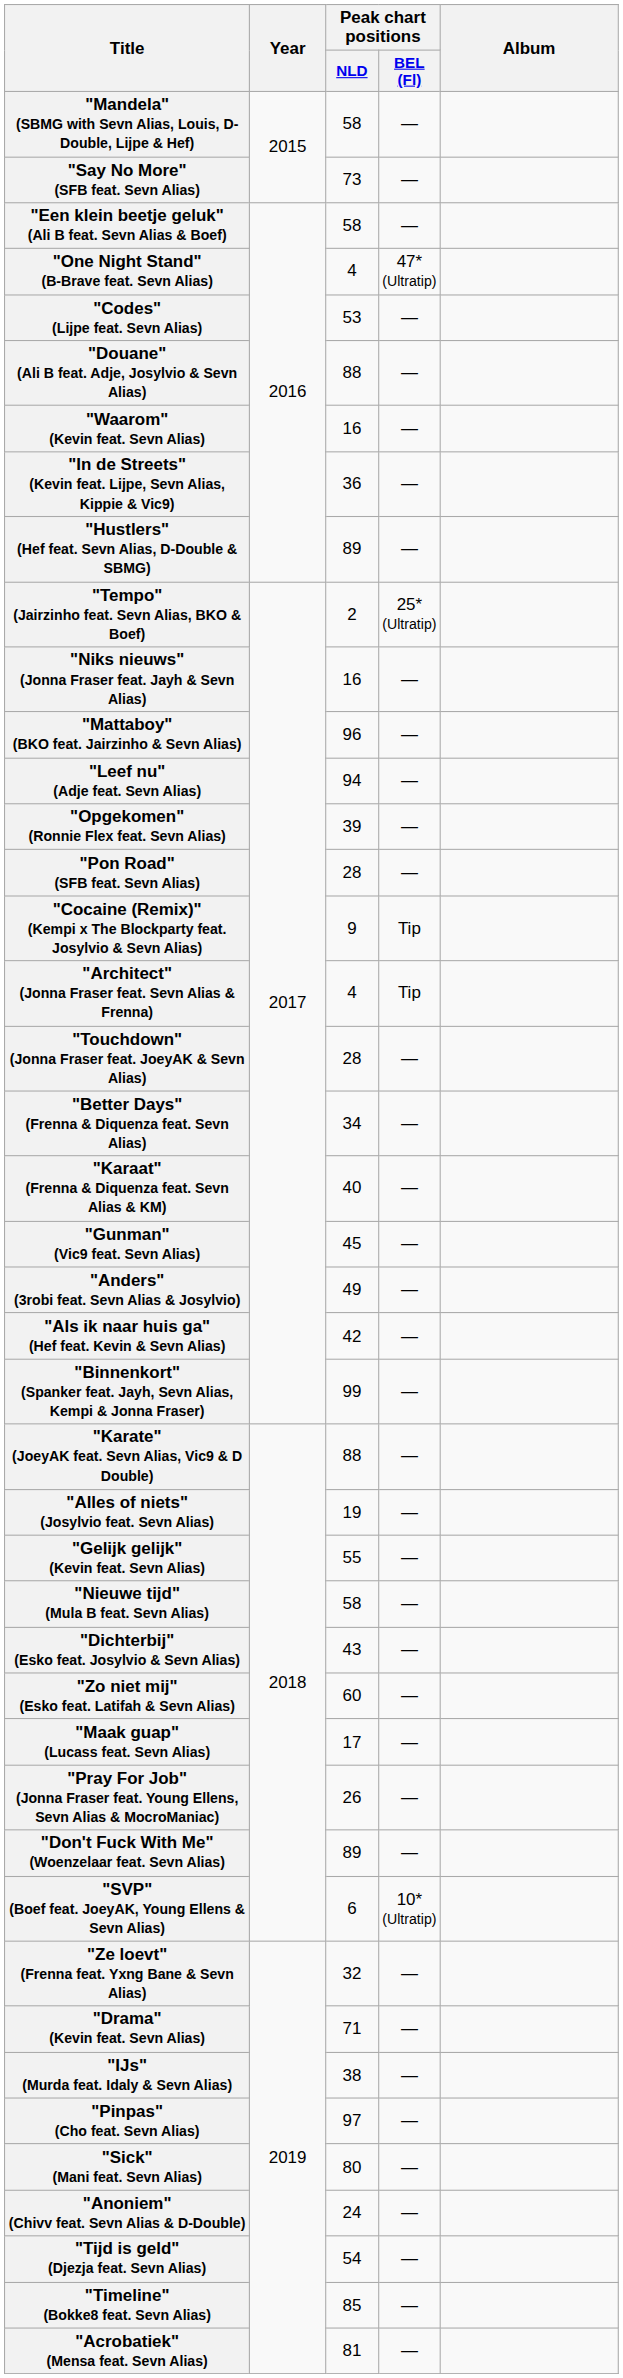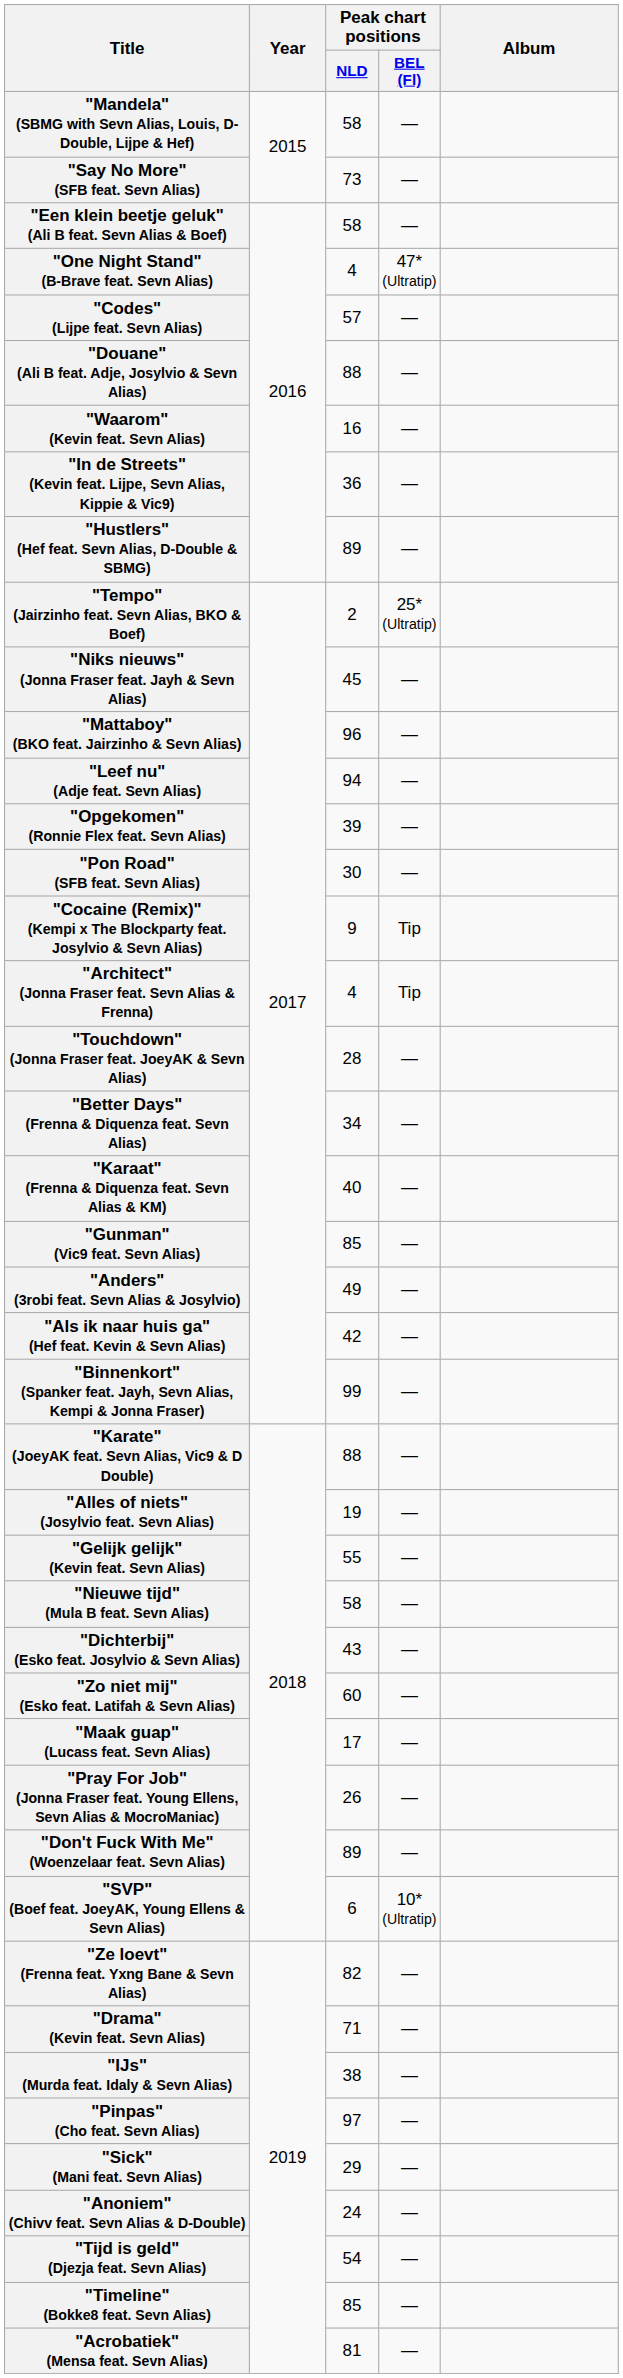(352, 317) 53 -> (352, 317) 57
(352, 679) 16 -> (352, 679) 45
(352, 872) 28 -> (352, 872) 30
(352, 1243) 45 -> (352, 1243) 85
(352, 1973) 32 -> (352, 1973) 82
(352, 2166) 80 -> (352, 2166) 29
